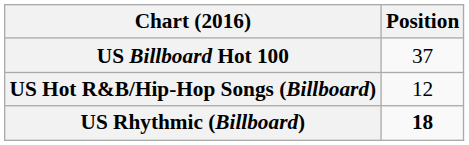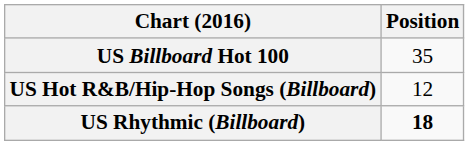(423, 55) 37 -> (423, 55) 35
